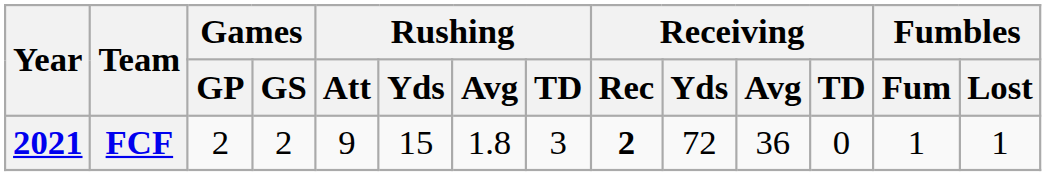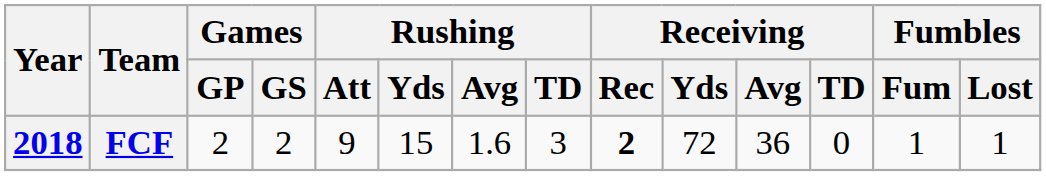(48, 142) 2021 -> (48, 142) 2018
(490, 142) 1.8 -> (490, 142) 1.6
